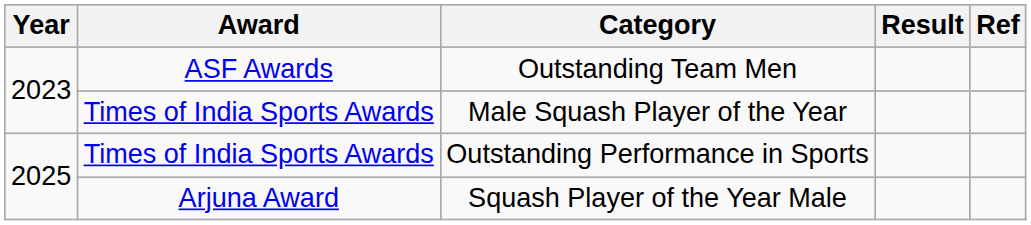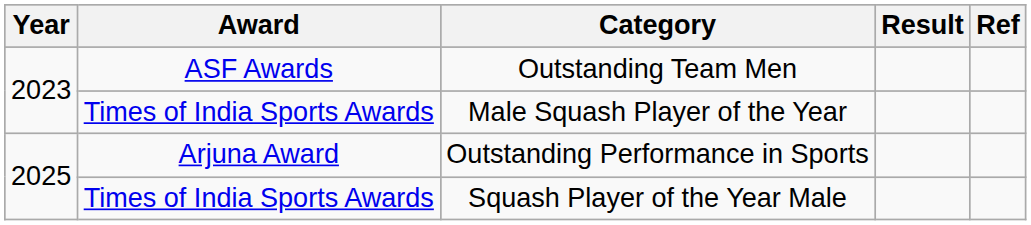(259, 154) Times of India Sports Awards -> (259, 154) Arjuna Award
(259, 197) Arjuna Award -> (259, 197) Times of India Sports Awards
